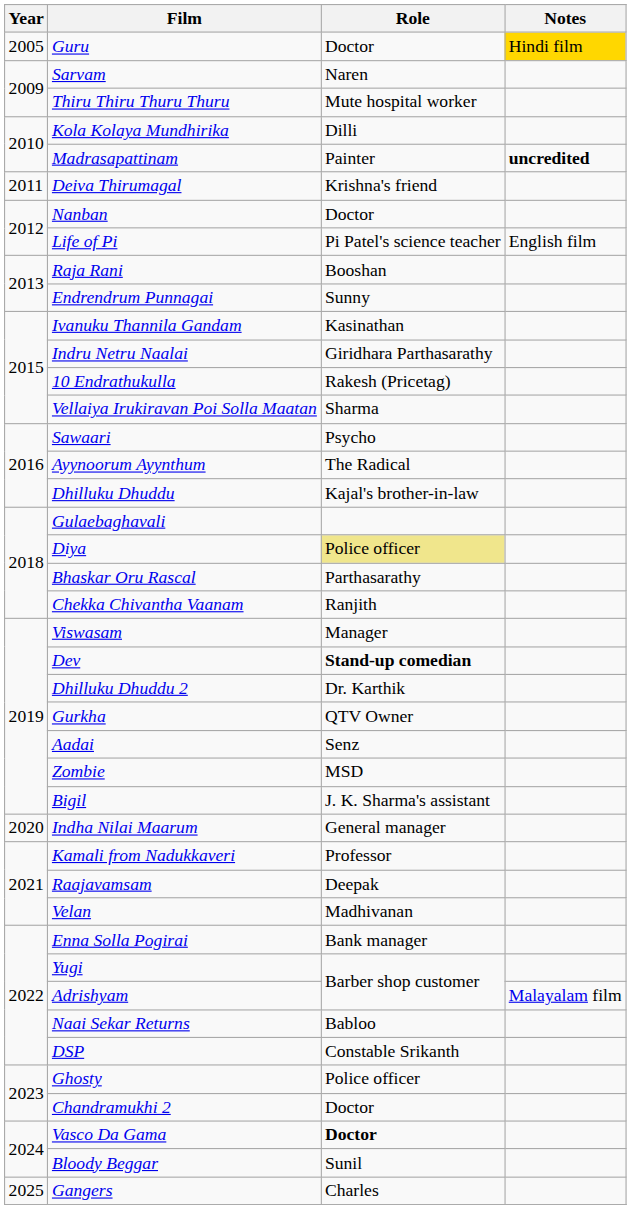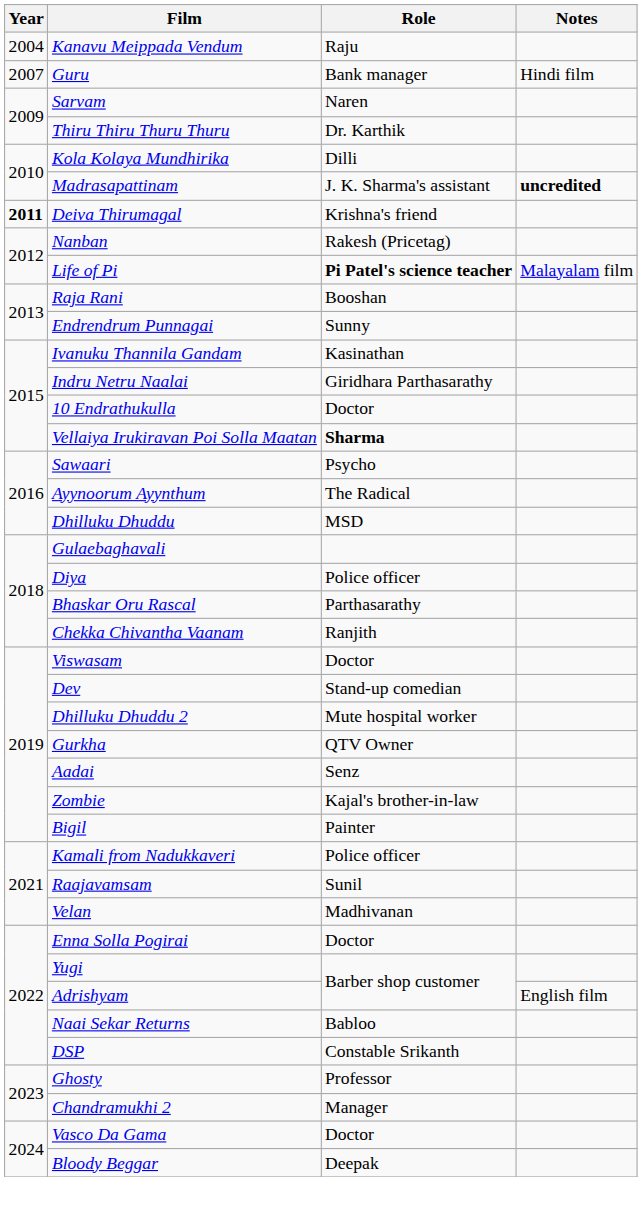+ row: (147, 46)
(26, 46) 2005 -> (26, 74) 2007
(349, 46) Doctor -> (376, 74) Bank manager
(546, 46) gold background -> (557, 74) no background
(401, 102) Mute hospital worker -> (365, 130) Dr. Karthik
(350, 158) Painter -> (407, 185) J. K. Sharma's assistant
(26, 185) normal -> (26, 213) bold
(349, 213) Doctor -> (388, 241) Rakesh (Pricetag)
(413, 241) normal -> (419, 269) bold
(553, 241) English film -> (577, 269) Malayalam film
(388, 381) Rakesh (Pricetag) -> (349, 409) Doctor
(352, 409) normal -> (355, 437) bold
(402, 492) Kajal's brother-in-law -> (344, 520) MSD
(372, 548) khaki background -> (372, 576) no background
(356, 632) Manager -> (349, 660) Doctor
(398, 660) bold -> (393, 688) normal
(365, 688) Dr. Karthik -> (401, 716) Mute hospital worker
(344, 772) MSD -> (402, 800) Kajal's brother-in-law
(407, 800) J. K. Sharma's assistant -> (350, 827) Painter
- row: (125, 827)
(358, 855) Professor -> (372, 855) Police officer
(352, 883) Deepak -> (344, 883) Sunil
(376, 939) Bank manager -> (349, 939) Doctor
(565, 995) Malayalam film -> (564, 995) English film
(372, 1079) Police officer -> (358, 1079) Professor
(349, 1107) Doctor -> (356, 1107) Manager
(351, 1134) bold -> (349, 1134) normal
(344, 1162) Sunil -> (352, 1162) Deepak
- row: (82, 1190)
